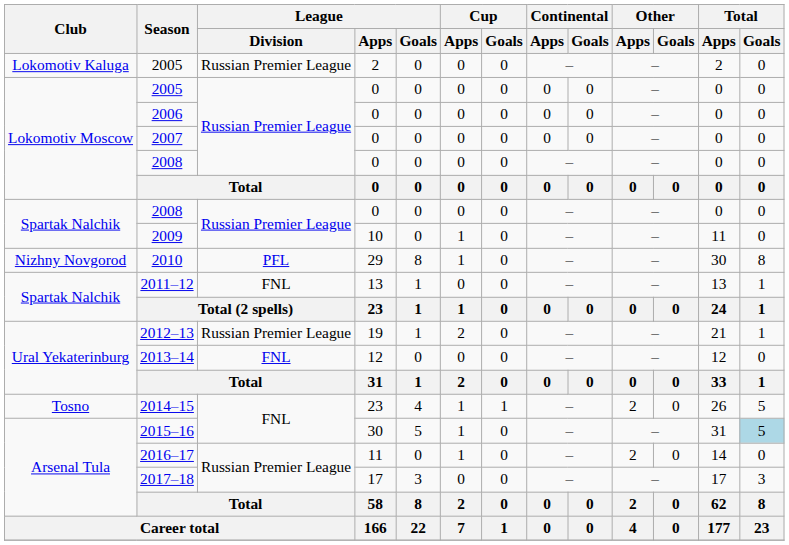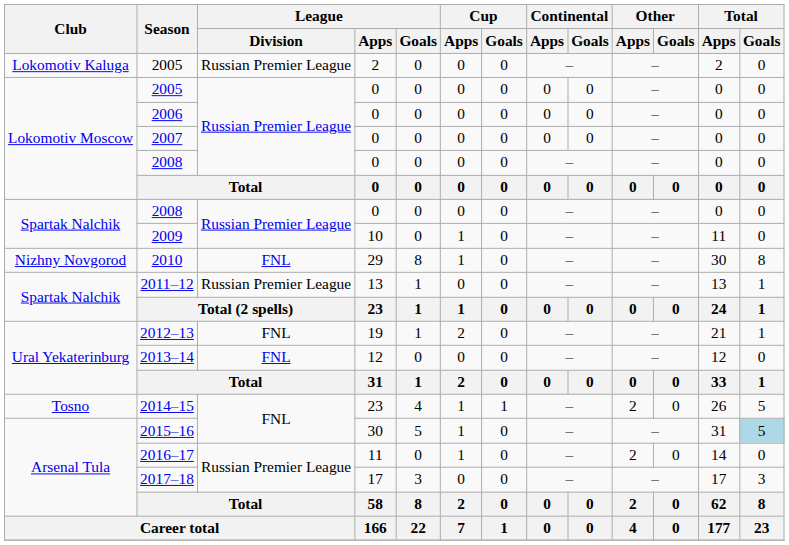(276, 260) PFL -> (276, 260) FNL
(276, 284) FNL -> (276, 284) Russian Premier League
(276, 333) Russian Premier League -> (276, 333) FNL
